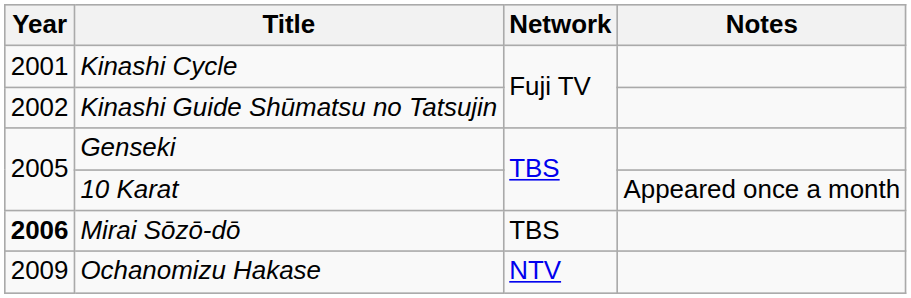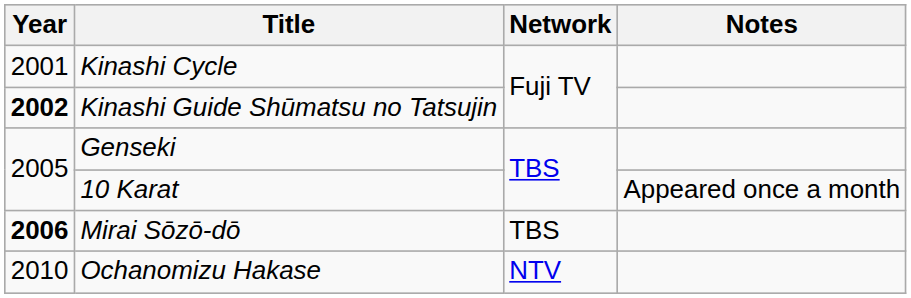(40, 107) normal -> (40, 107) bold
(40, 271) 2009 -> (40, 271) 2010
